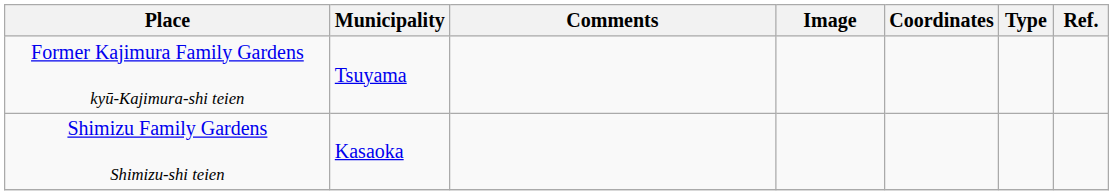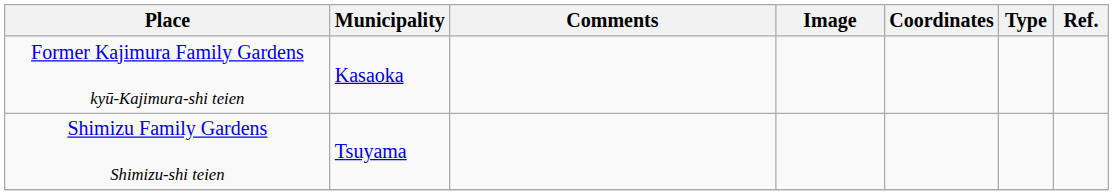(371, 74) Tsuyama -> (369, 74) Kasaoka
(369, 151) Kasaoka -> (371, 151) Tsuyama
